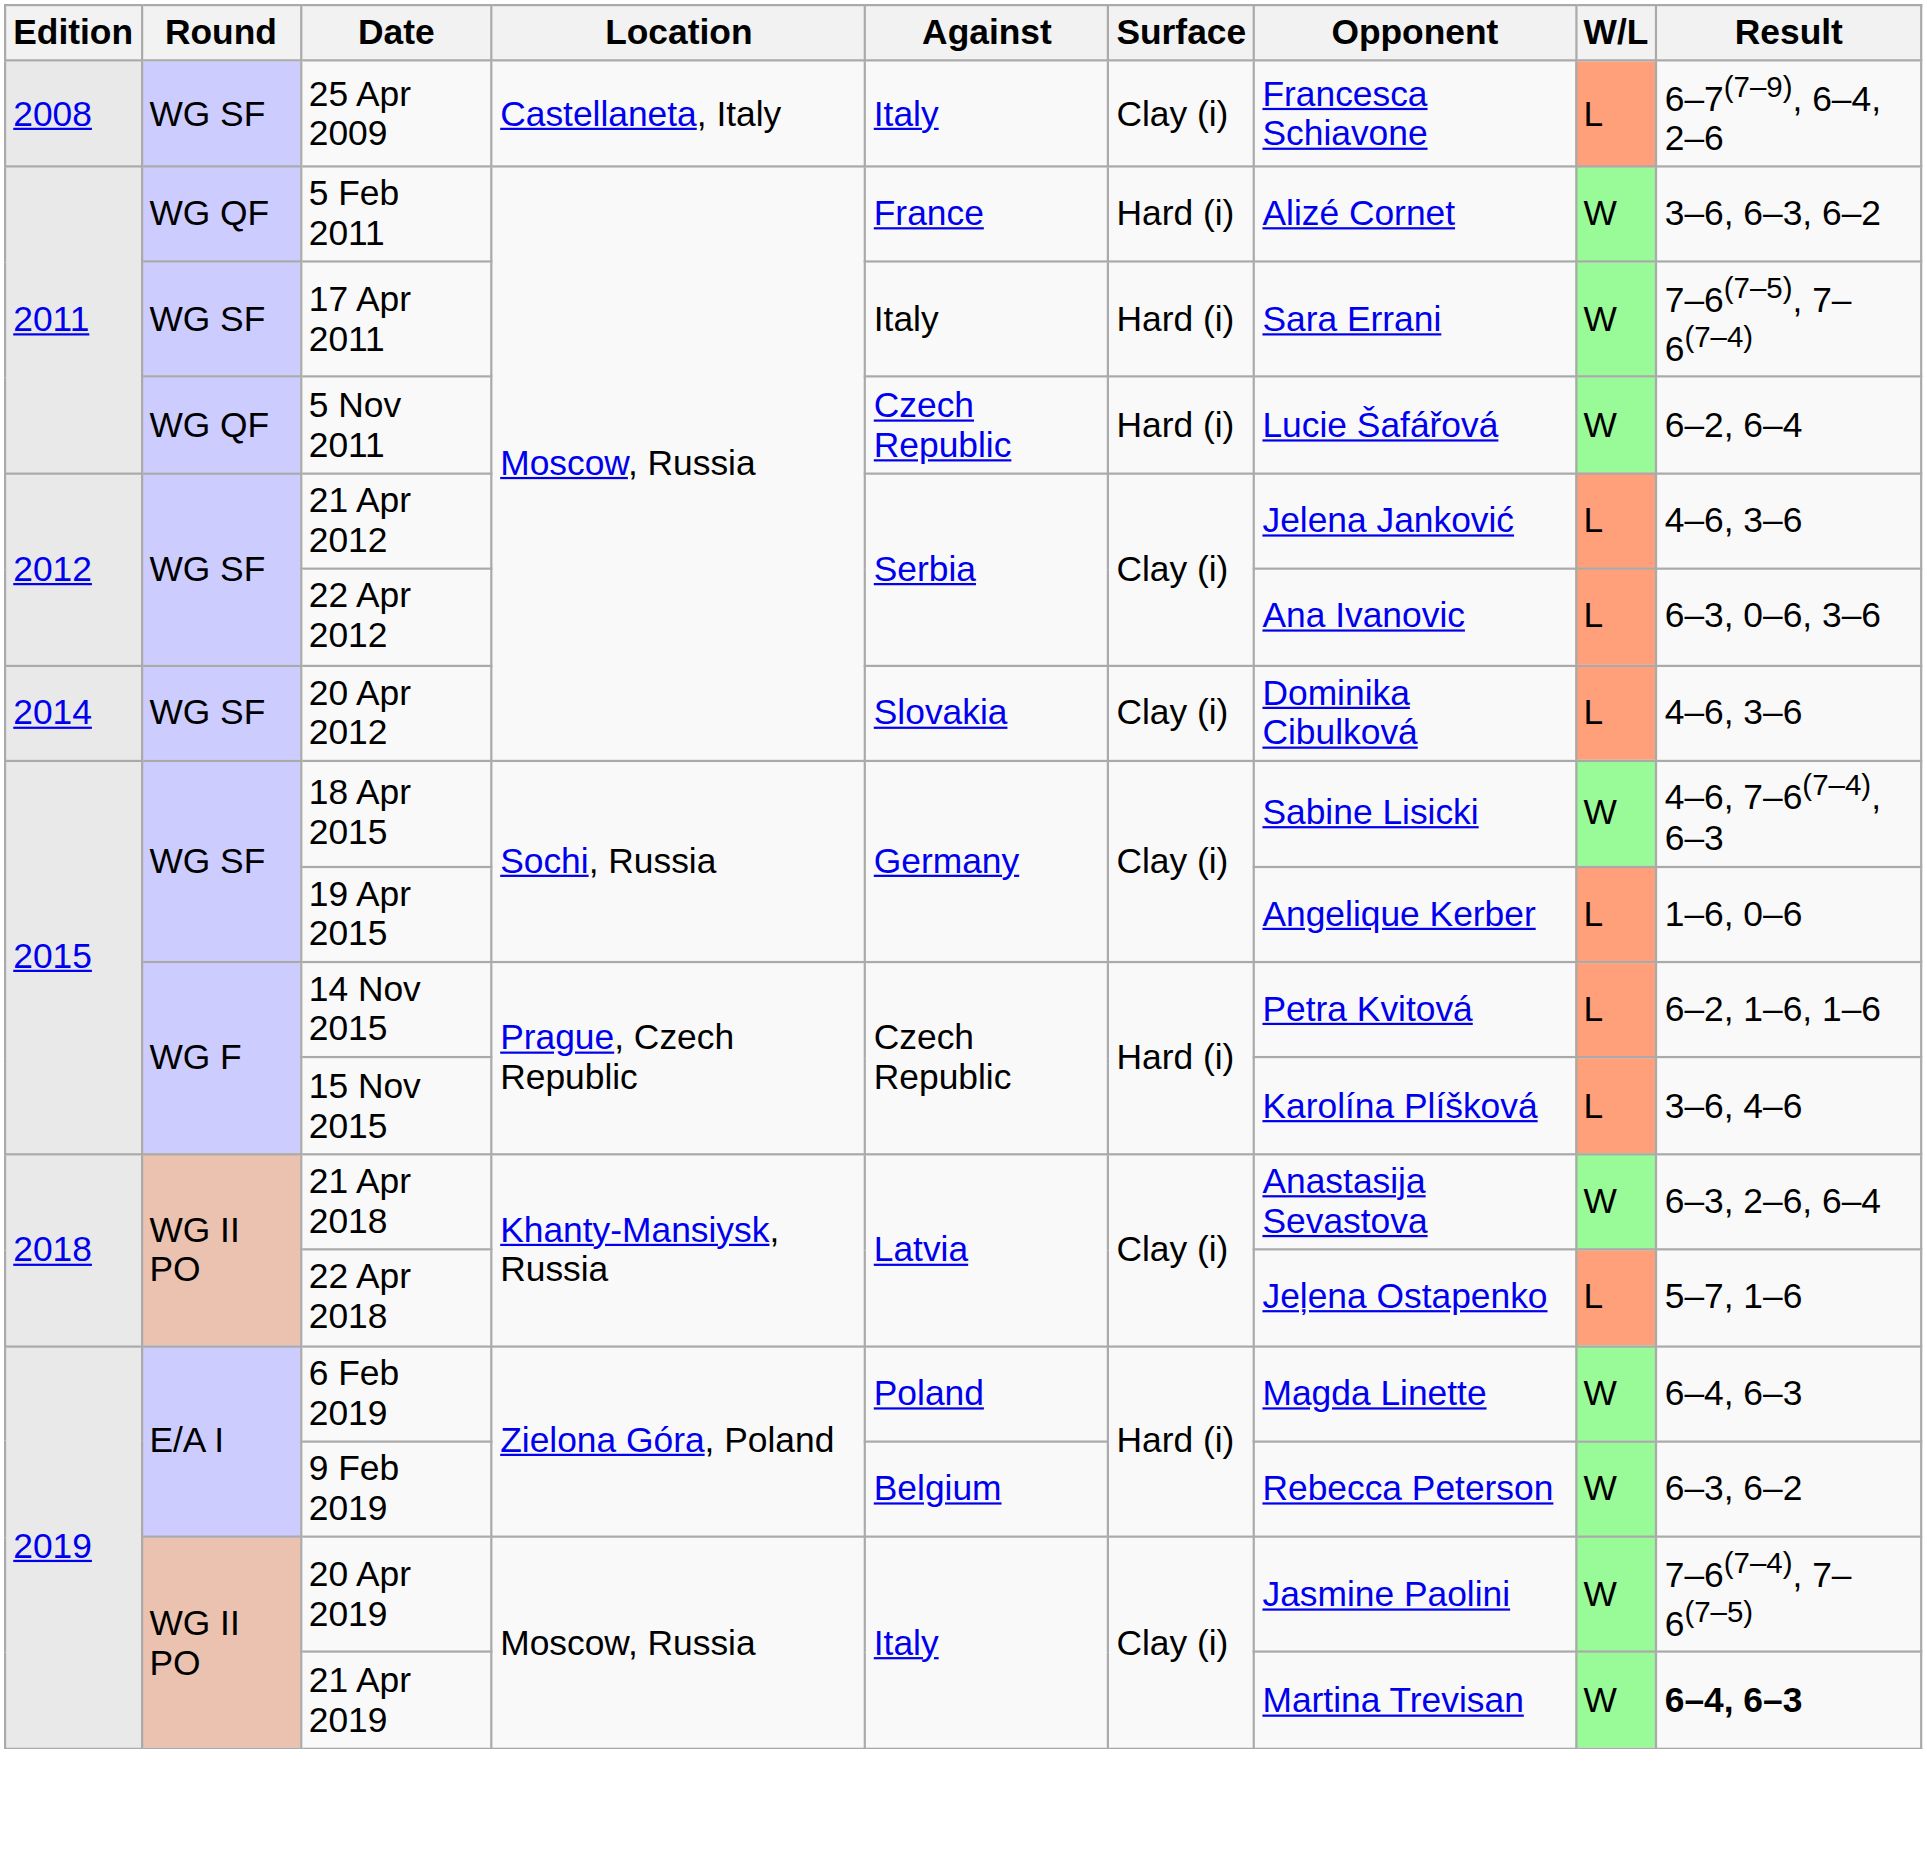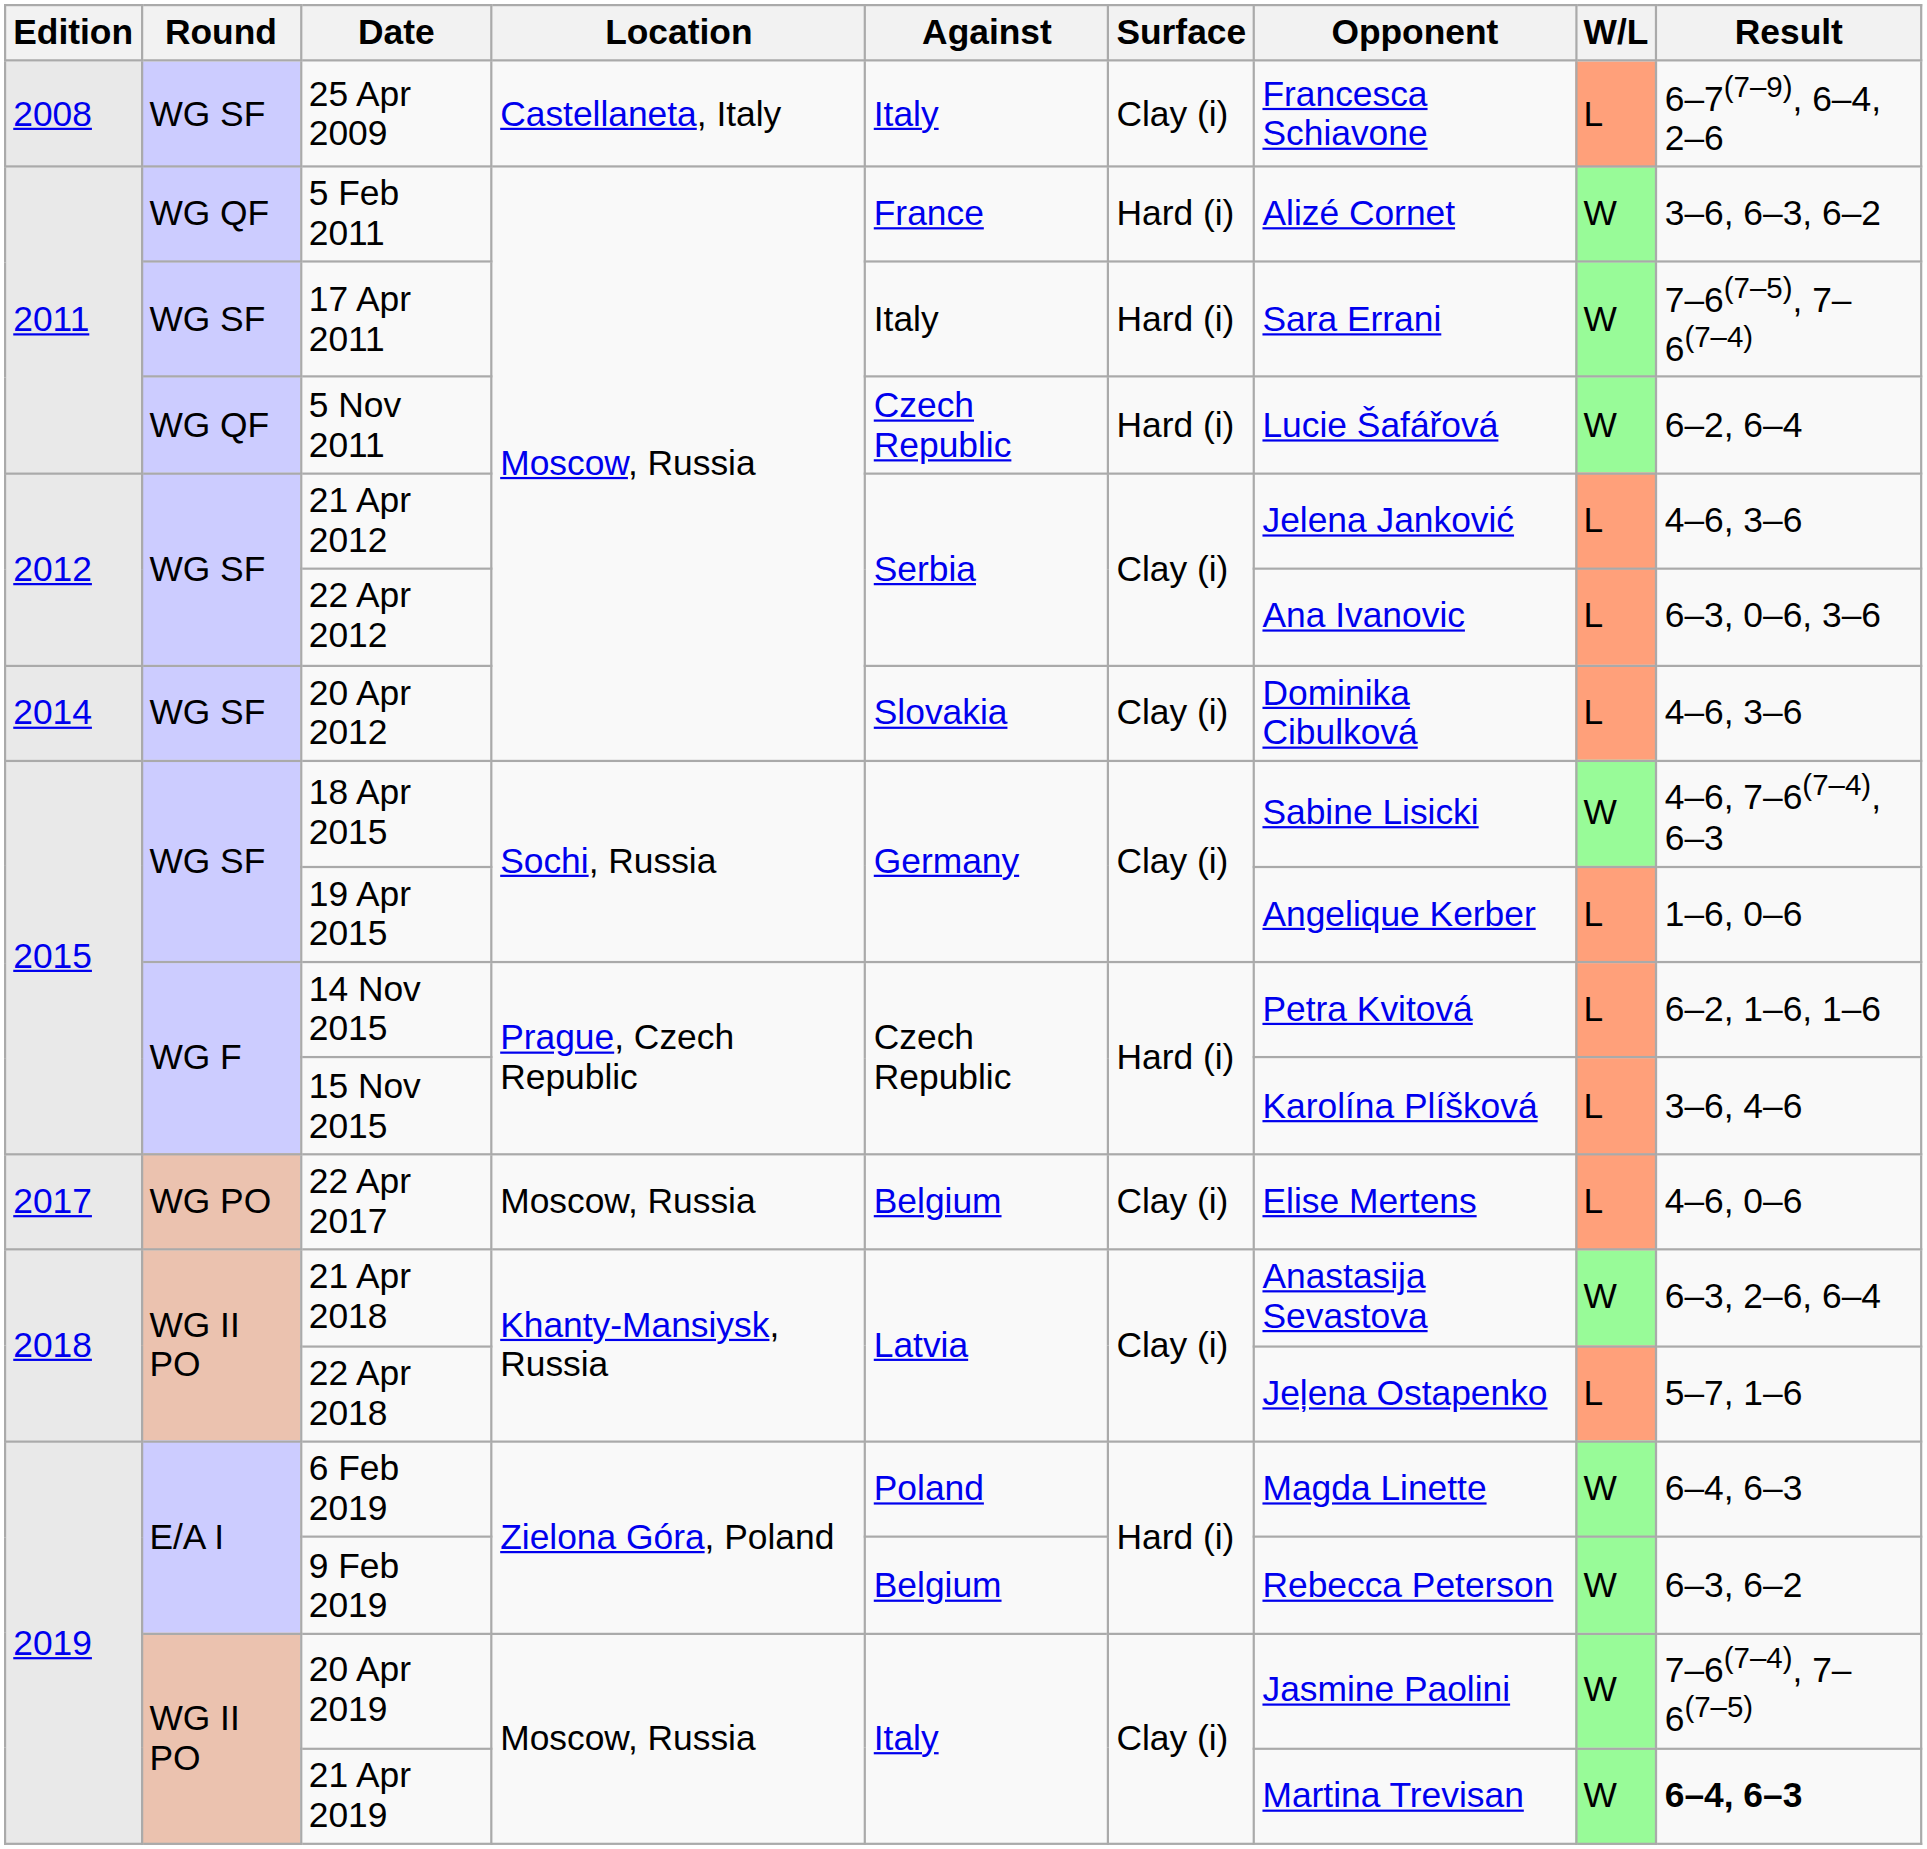+ row: (360, 1201)
